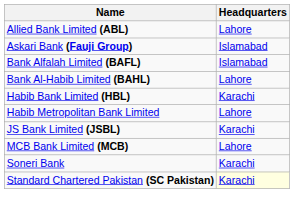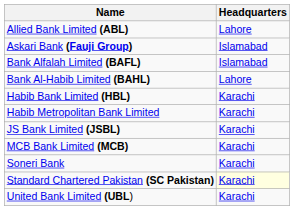(235, 113) Lahore -> (237, 113) Karachi
(235, 146) Lahore -> (237, 146) Karachi
+ row: (70, 197)
